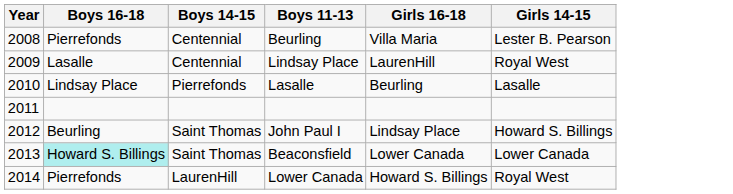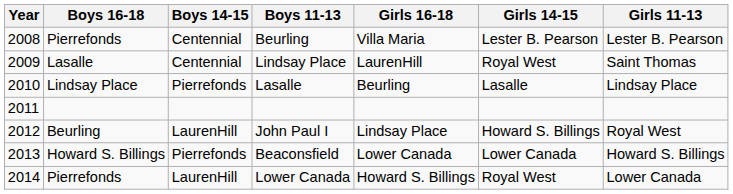+ column: (666, 16)
(217, 131) Saint Thomas -> (205, 131) LaurenHill
(106, 154) paleturquoise background -> (106, 154) no background
(217, 154) Saint Thomas -> (209, 154) Pierrefonds
